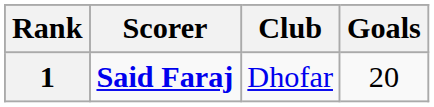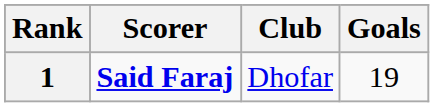(384, 76) 20 -> (384, 76) 19
